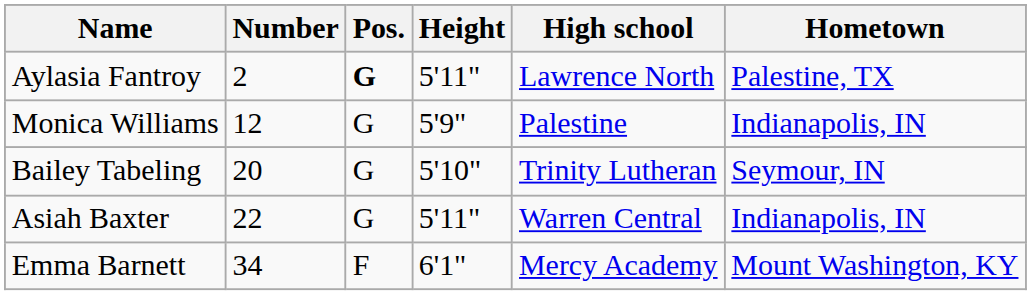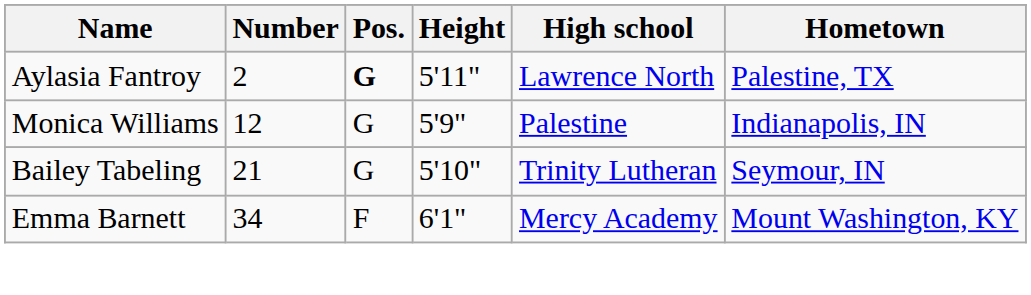(247, 170) 20 -> (247, 170) 21
- row: (90, 218)
